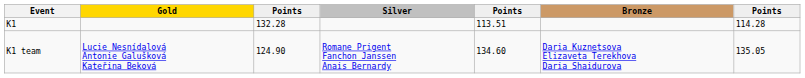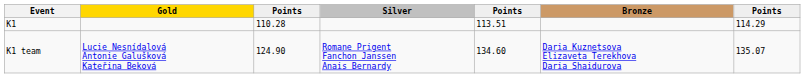(271, 24) 132.28 -> (271, 24) 110.28
(750, 24) 114.28 -> (750, 24) 114.29
(750, 52) 135.05 -> (750, 52) 135.07
